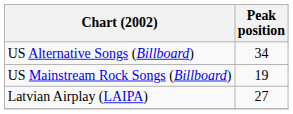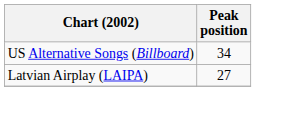- row: (120, 75)
